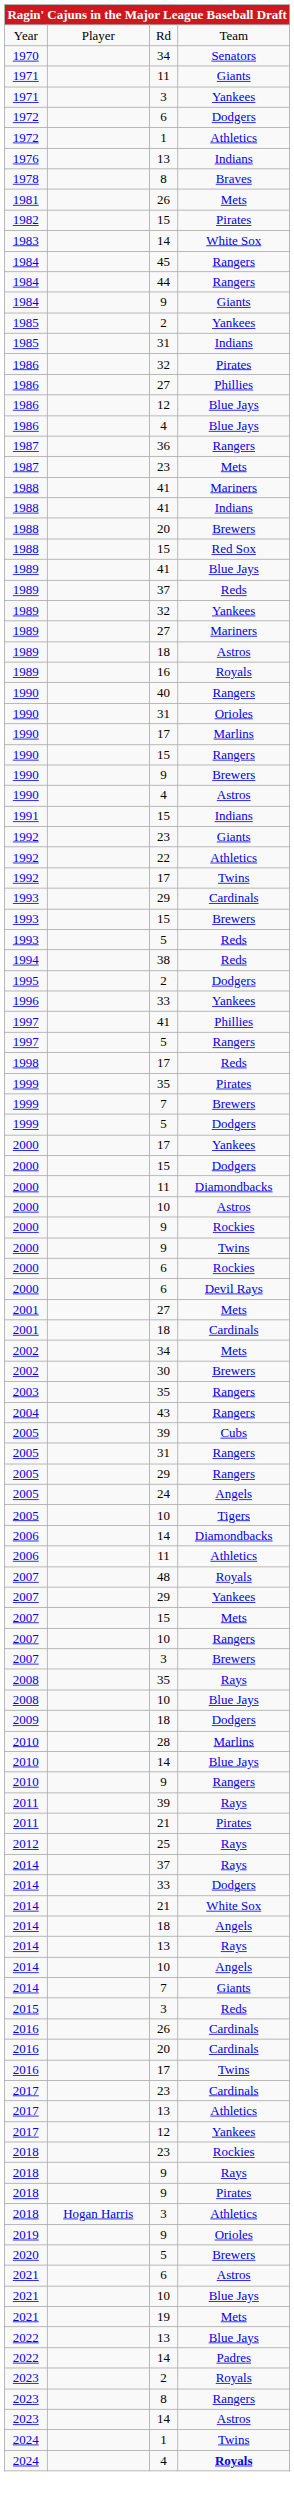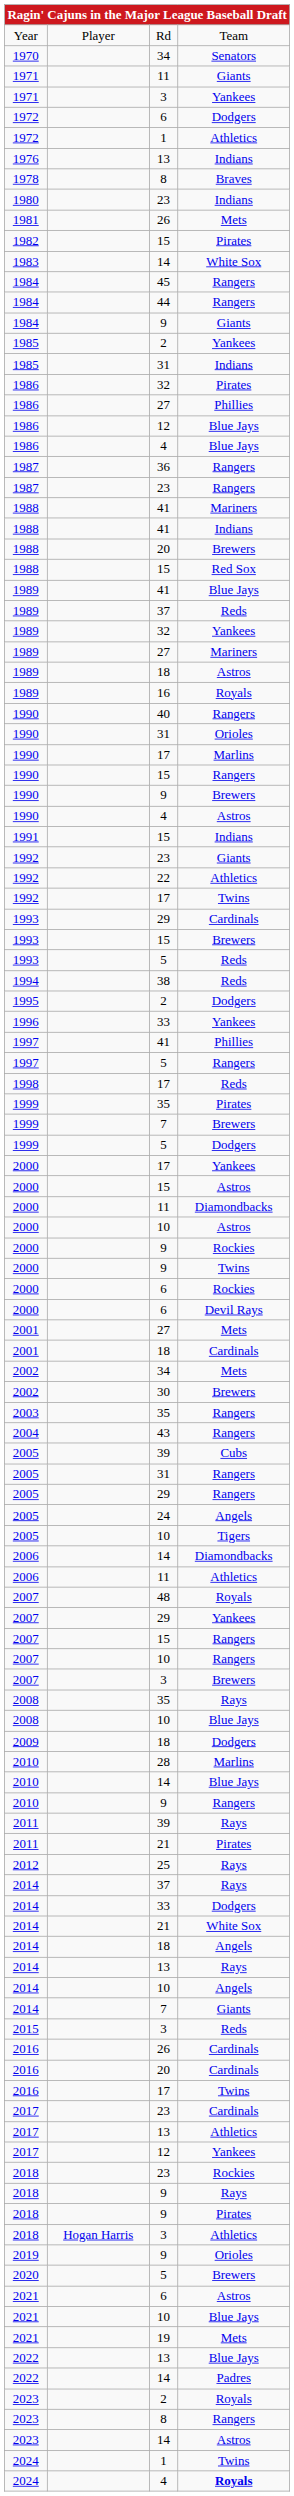+ row: (26, 199)
(234, 466) Mets -> (234, 487) Rangers
(234, 1165) Dodgers -> (234, 1186) Astros
(234, 1617) Mets -> (234, 1638) Rangers
